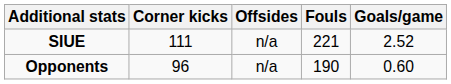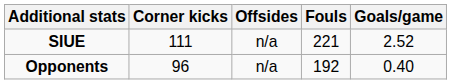(326, 66) 190 -> (326, 66) 192
(399, 66) 0.60 -> (399, 66) 0.40
